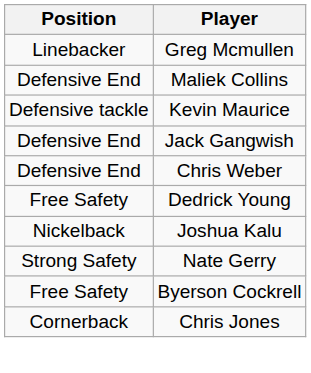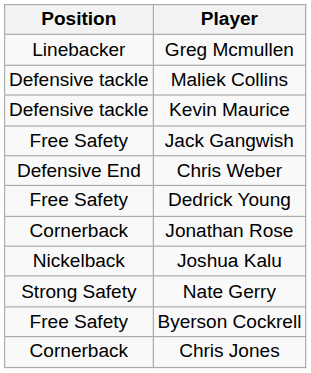(79, 79) Defensive End -> (79, 79) Defensive tackle
(79, 140) Defensive End -> (79, 140) Free Safety
+ row: (229, 230)
